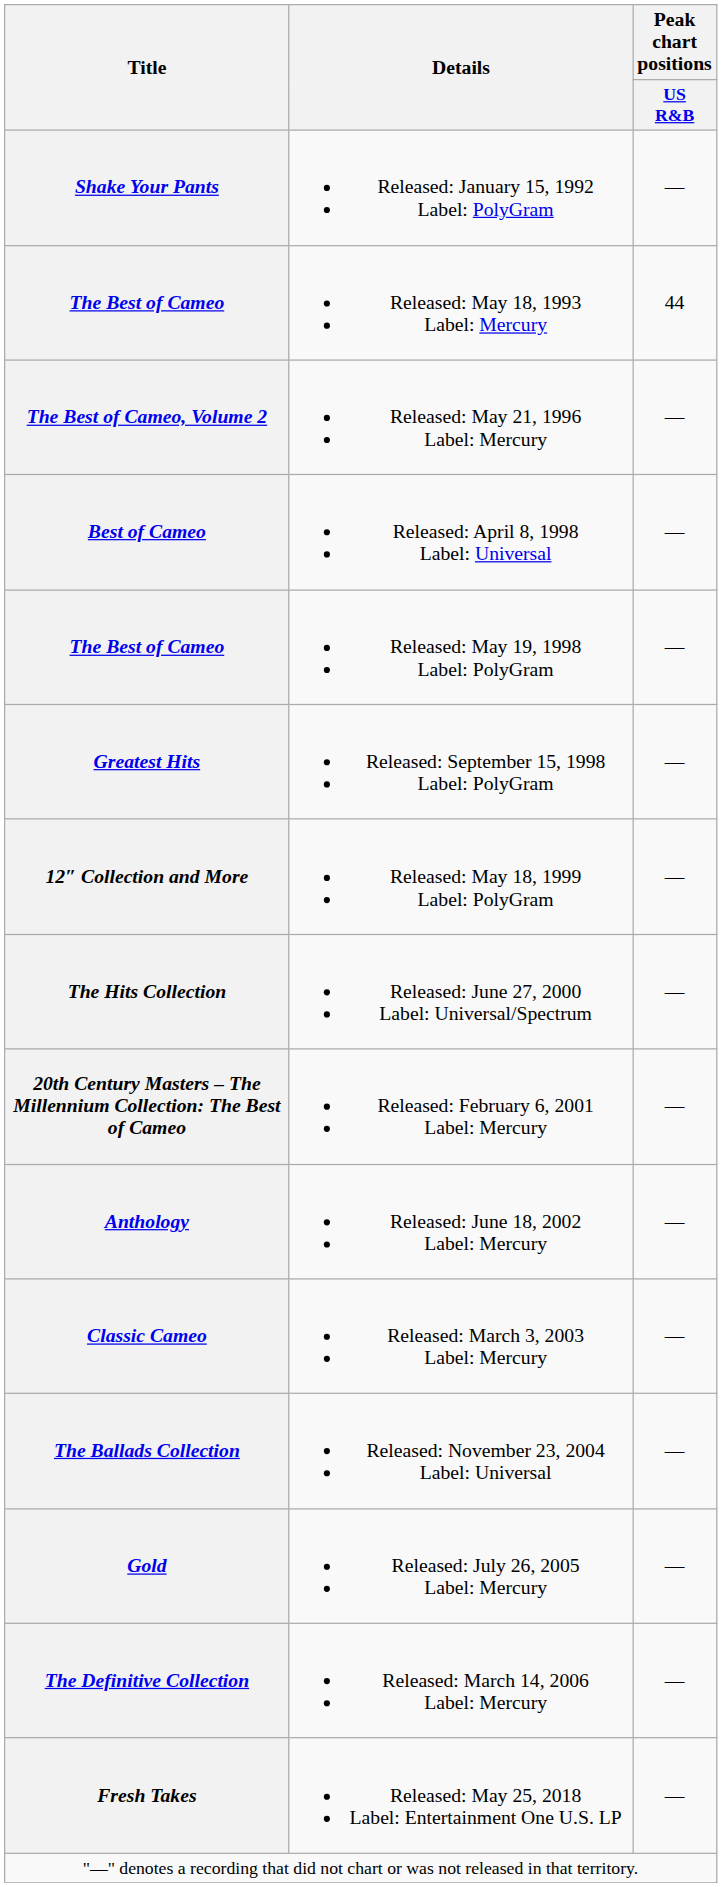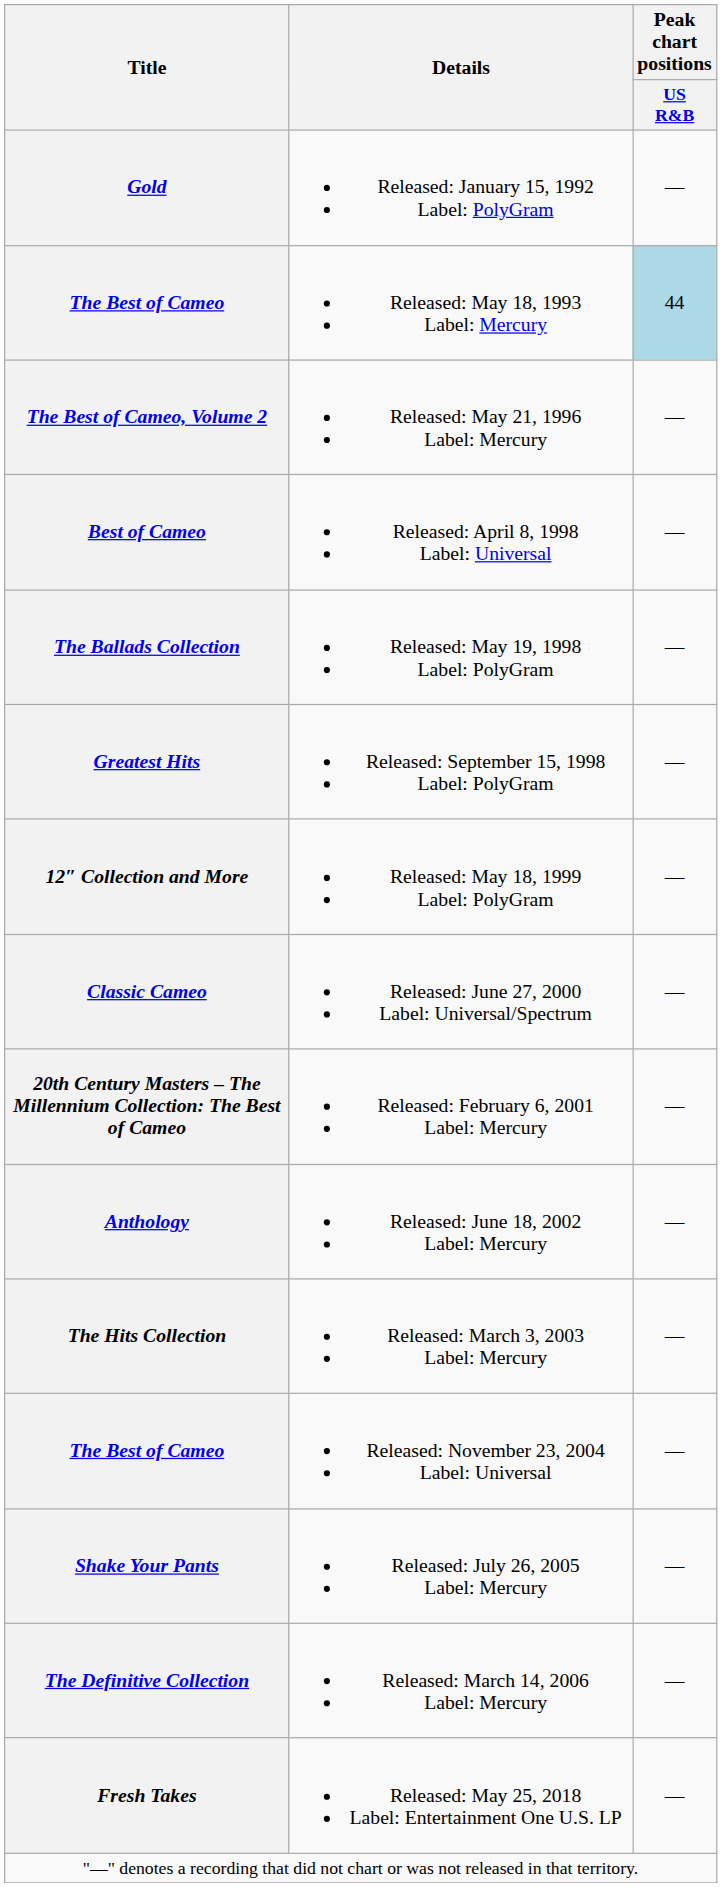(147, 187) Shake Your Pants -> (147, 187) Gold
(675, 302) no background -> (675, 302) lightblue background
(147, 646) The Best of Cameo -> (147, 646) The Ballads Collection
(147, 991) The Hits Collection -> (147, 991) Classic Cameo
(147, 1336) Classic Cameo -> (147, 1336) The Hits Collection
(147, 1450) The Ballads Collection -> (147, 1450) The Best of Cameo
(147, 1565) Gold -> (147, 1565) Shake Your Pants
